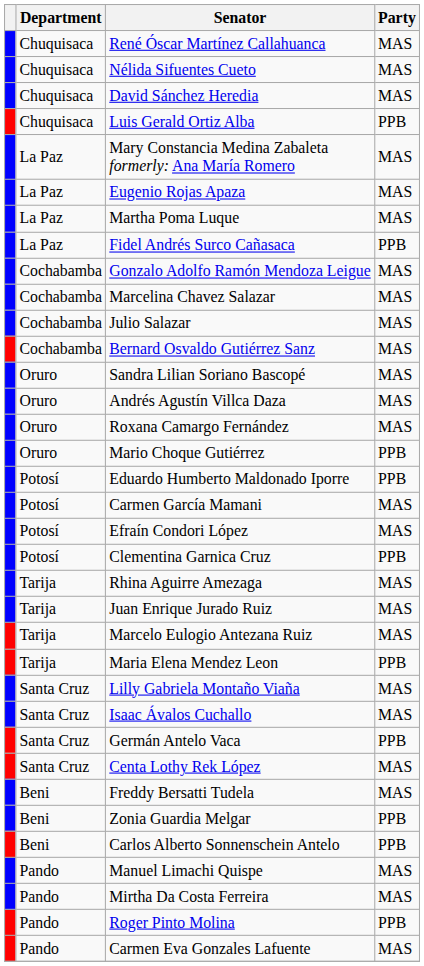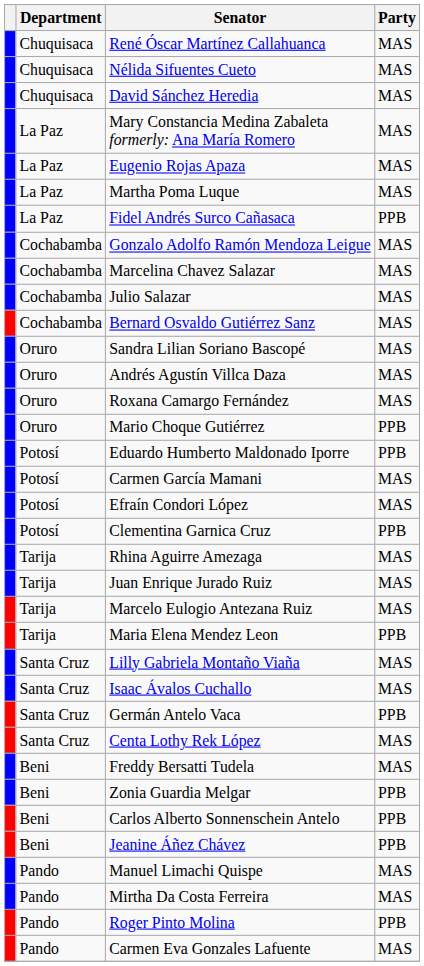- row: (182, 121)
+ row: (177, 844)
